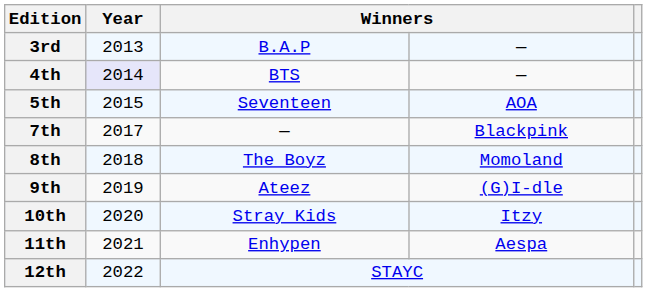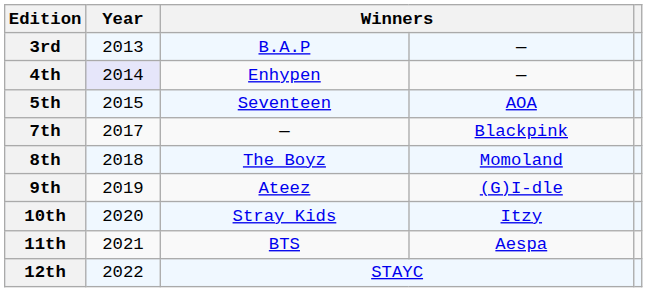(284, 75) BTS -> (284, 75) Enhypen
(284, 244) Enhypen -> (284, 244) BTS
